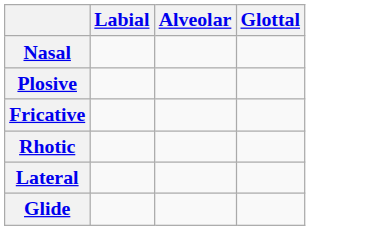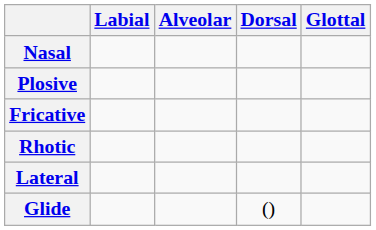+ column: (269, 20)
